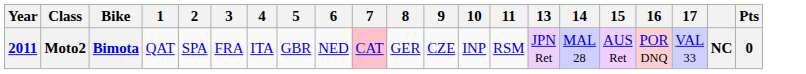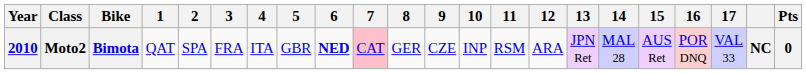+ column: (548, 16)
(23, 48) 2011 -> (23, 48) 2010
(333, 48) normal -> (334, 48) bold
